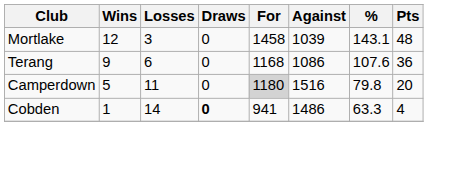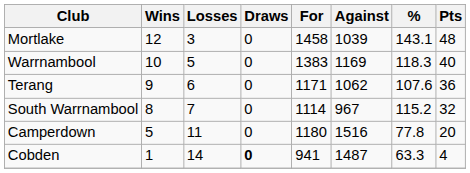+ row: (52, 62)
(268, 62) 1168 -> (311, 86) 1171
(308, 62) 1086 -> (351, 86) 1062
+ row: (73, 109)
(268, 86) lightgrey background -> (311, 132) no background
(367, 86) 79.8 -> (410, 132) 77.8
(308, 109) 1486 -> (351, 156) 1487
